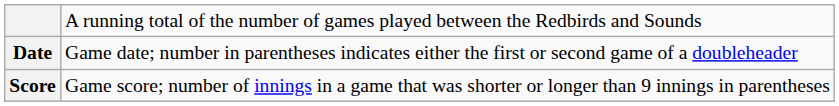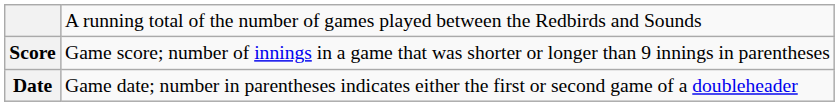rows swapped: (33, 52) <-> (33, 84)
